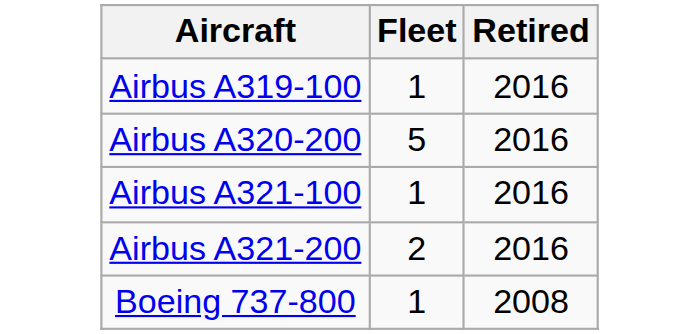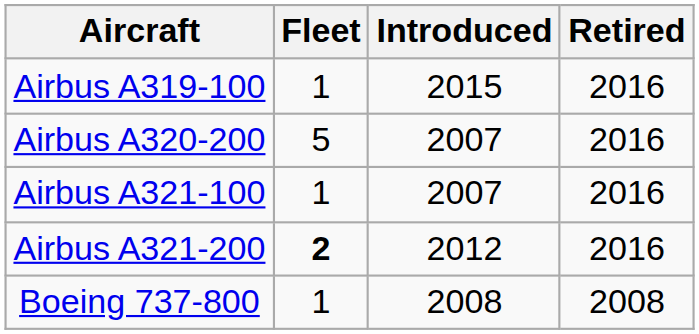+ column: (464, 31)
(417, 247) normal -> (321, 247) bold
